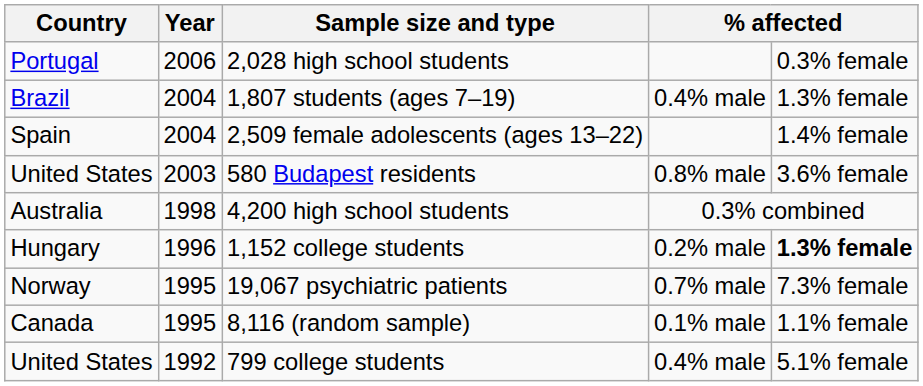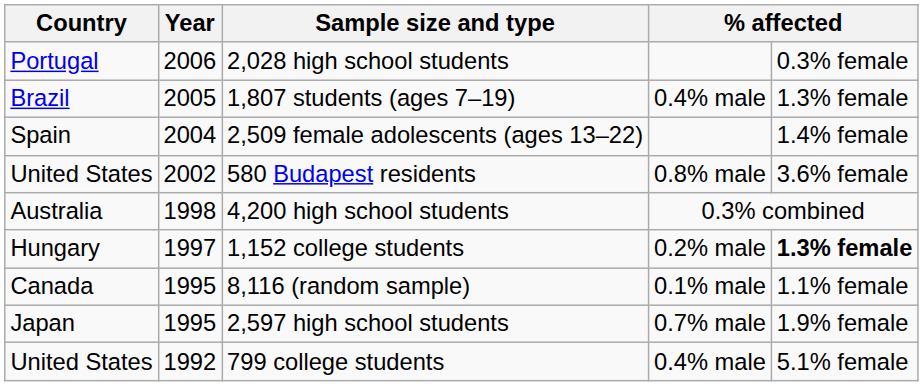(190, 98) 2004 -> (190, 98) 2005
(190, 173) 2003 -> (190, 173) 2002
(190, 248) 1996 -> (190, 248) 1997
- row: (367, 286)
+ row: (368, 323)
